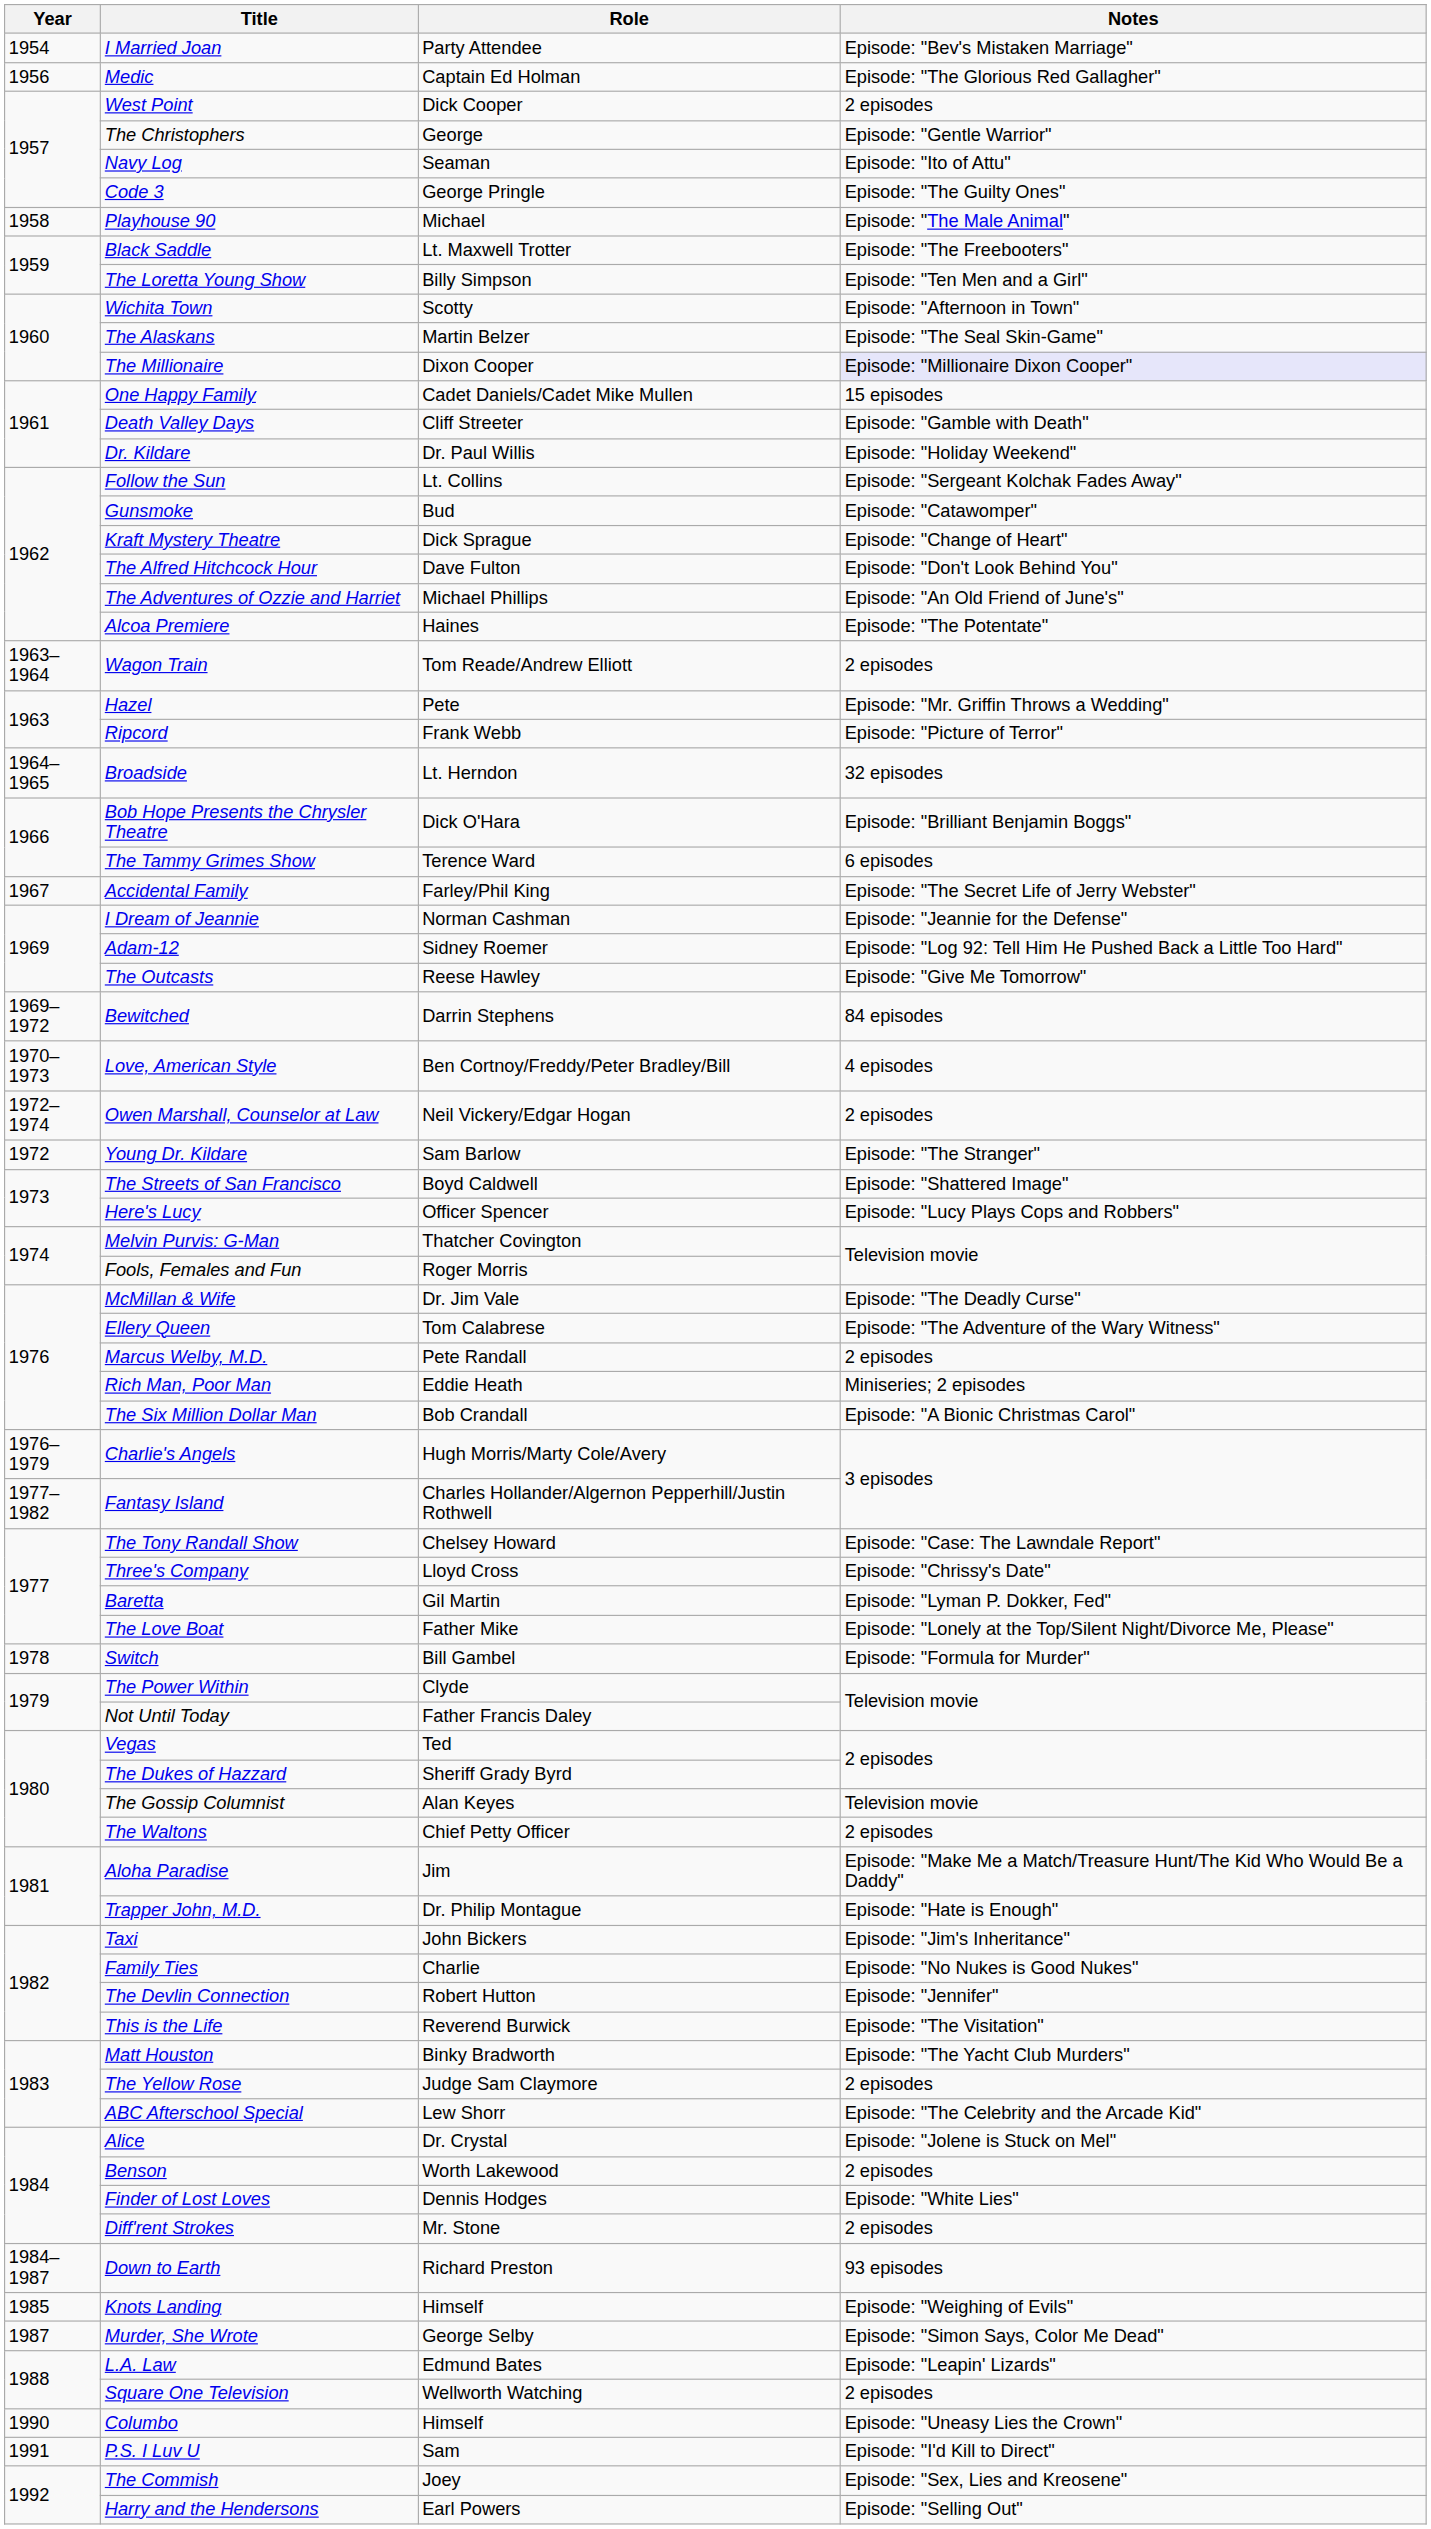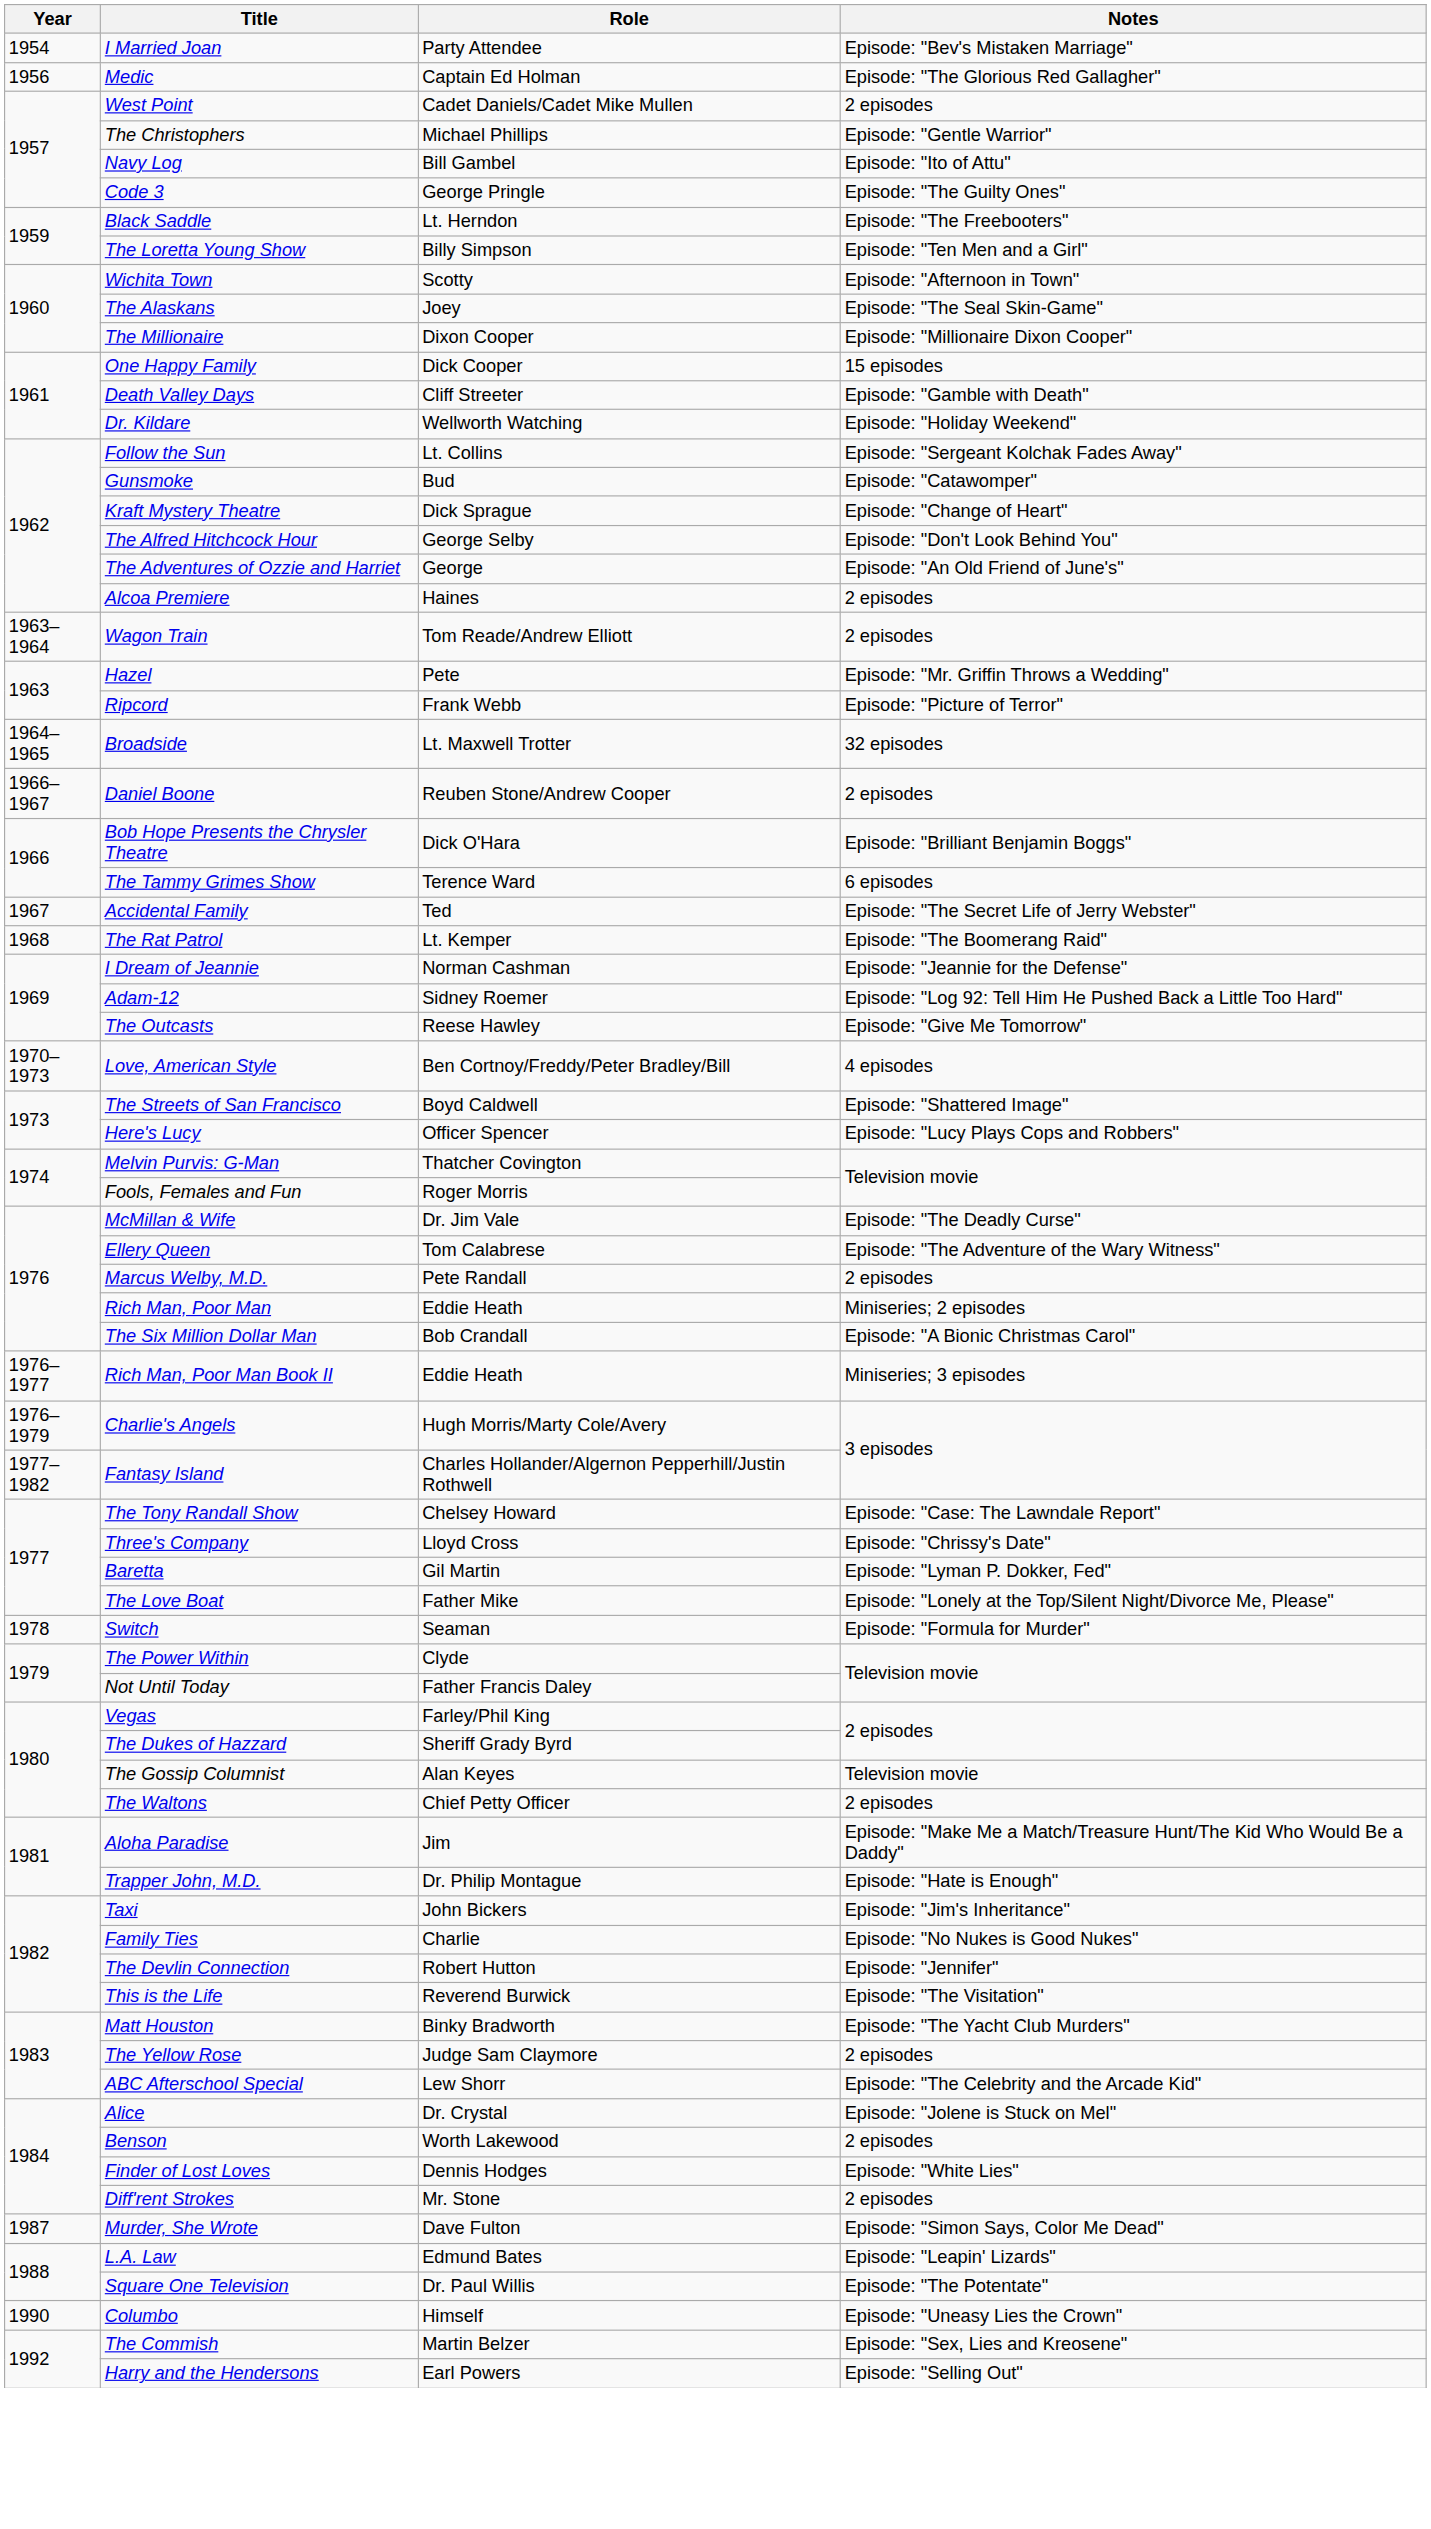(472, 105) Dick Cooper -> (558, 105) Cadet Daniels/Cadet Mike Mullen
(453, 134) George -> (485, 134) Michael Phillips
(456, 163) Seaman -> (469, 163) Bill Gambel
- row: (160, 221)
(497, 250) Lt. Maxwell Trotter -> (470, 221) Lt. Herndon
(476, 337) Martin Belzer -> (441, 308) Joey
(988, 366) lavender background -> (988, 337) no background
(558, 395) Cadet Daniels/Cadet Mike Mullen -> (472, 366) Dick Cooper
(478, 452) Dr. Paul Willis -> (502, 423) Wellworth Watching
(471, 568) Dave Fulton -> (478, 539) George Selby
(485, 597) Michael Phillips -> (453, 568) George
(946, 626) Episode: "The Potentate" -> (889, 597) 2 episodes
(470, 772) Lt. Herndon -> (497, 744) Lt. Maxwell Trotter
+ row: (160, 793)
(486, 890) Farley/Phil King -> (437, 911) Ted
+ row: (164, 939)
- row: (147, 1016)
- row: (242, 1115)
- row: (176, 1154)
+ row: (219, 1375)
(469, 1658) Bill Gambel -> (456, 1629) Seaman
(437, 1745) Ted -> (486, 1716) Farley/Phil King
- row: (163, 2267)
- row: (163, 2306)
(478, 2335) George Selby -> (471, 2228) Dave Fulton
(502, 2393) Wellworth Watching -> (478, 2286) Dr. Paul Willis
(889, 2393) 2 episodes -> (946, 2286) Episode: "The Potentate"
- row: (152, 2451)
(441, 2480) Joey -> (476, 2344) Martin Belzer
